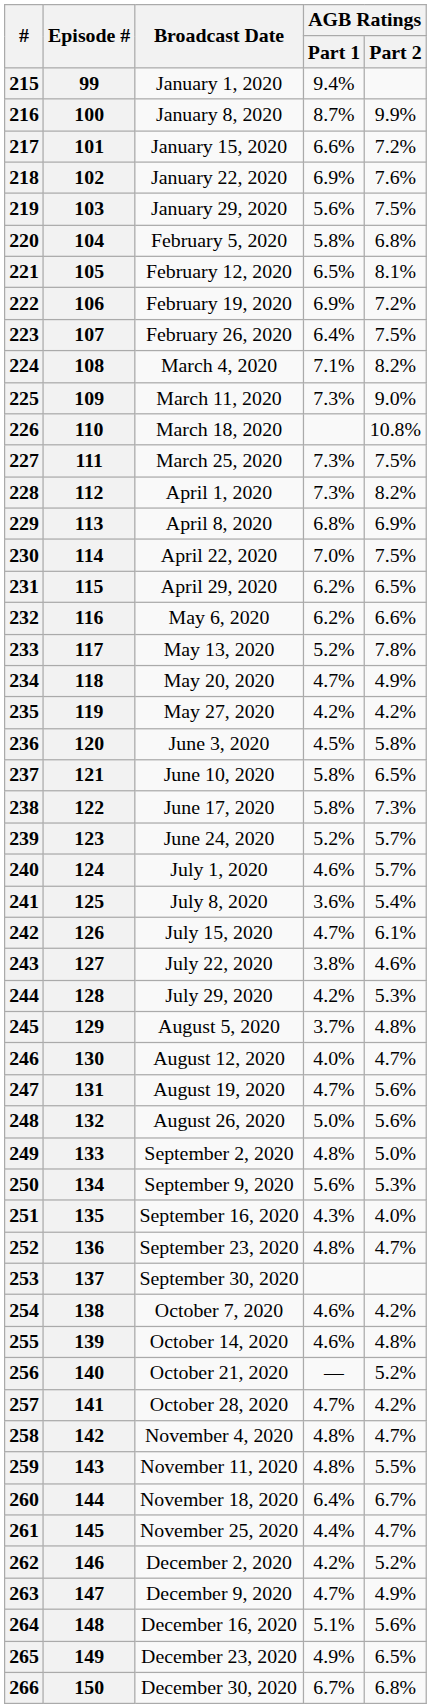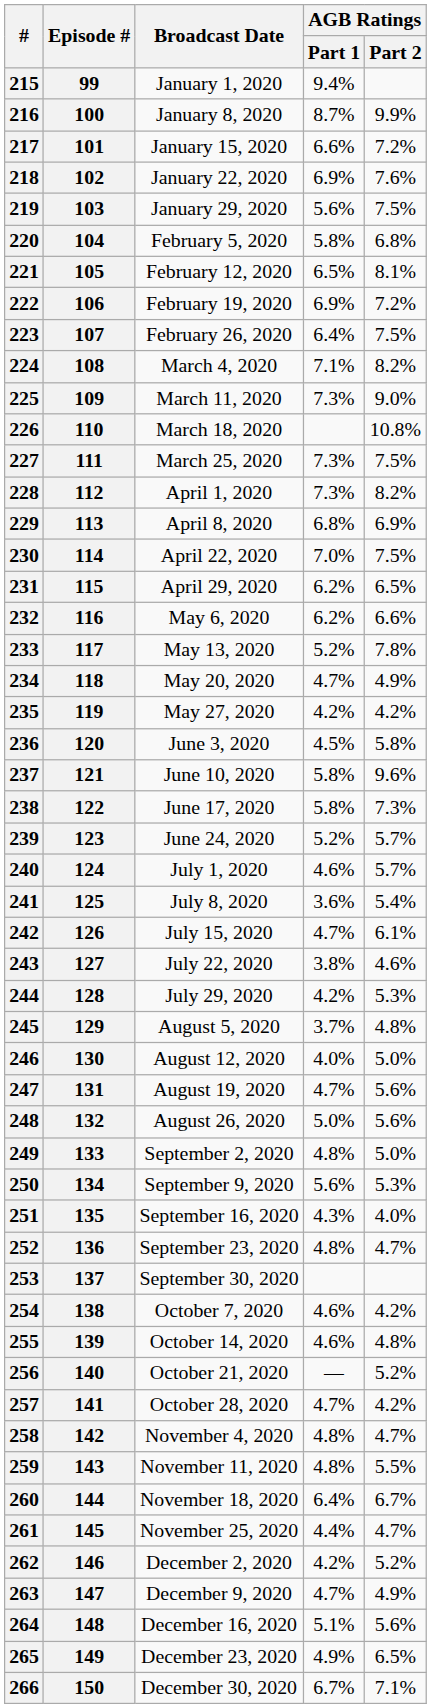(395, 775) 6.5% -> (395, 775) 9.6%
(395, 1058) 4.7% -> (395, 1058) 5.0%
(395, 1687) 6.8% -> (395, 1687) 7.1%
